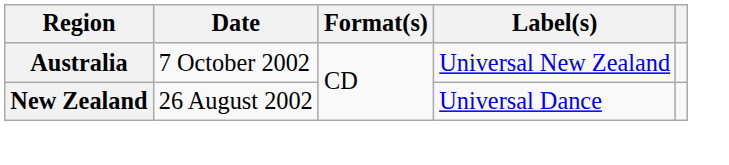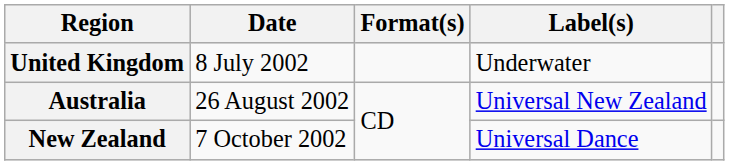+ row: (97, 62)
(234, 62) 7 October 2002 -> (272, 100) 26 August 2002
(236, 100) 26 August 2002 -> (271, 139) 7 October 2002
